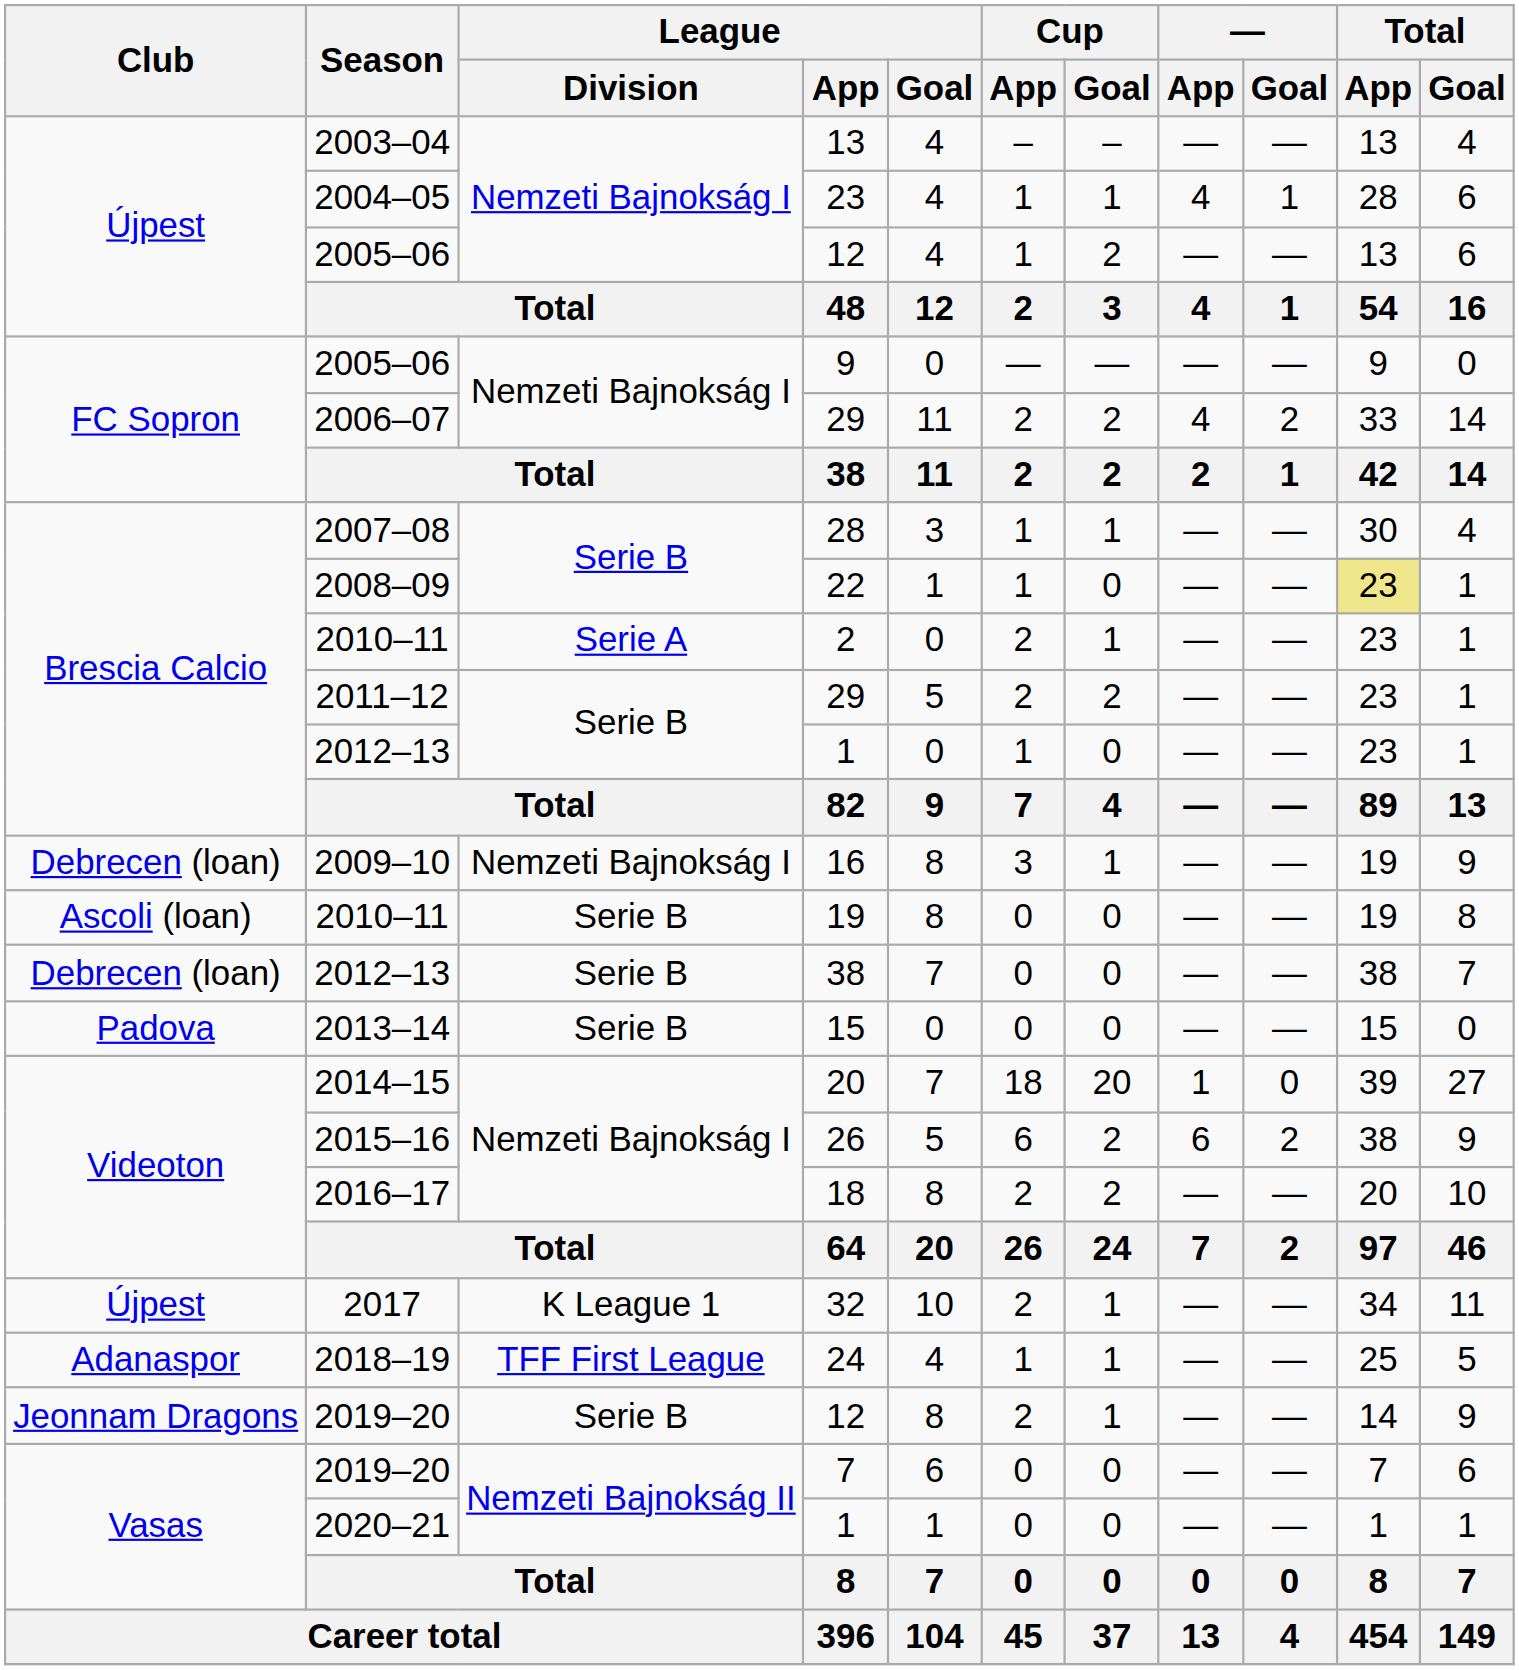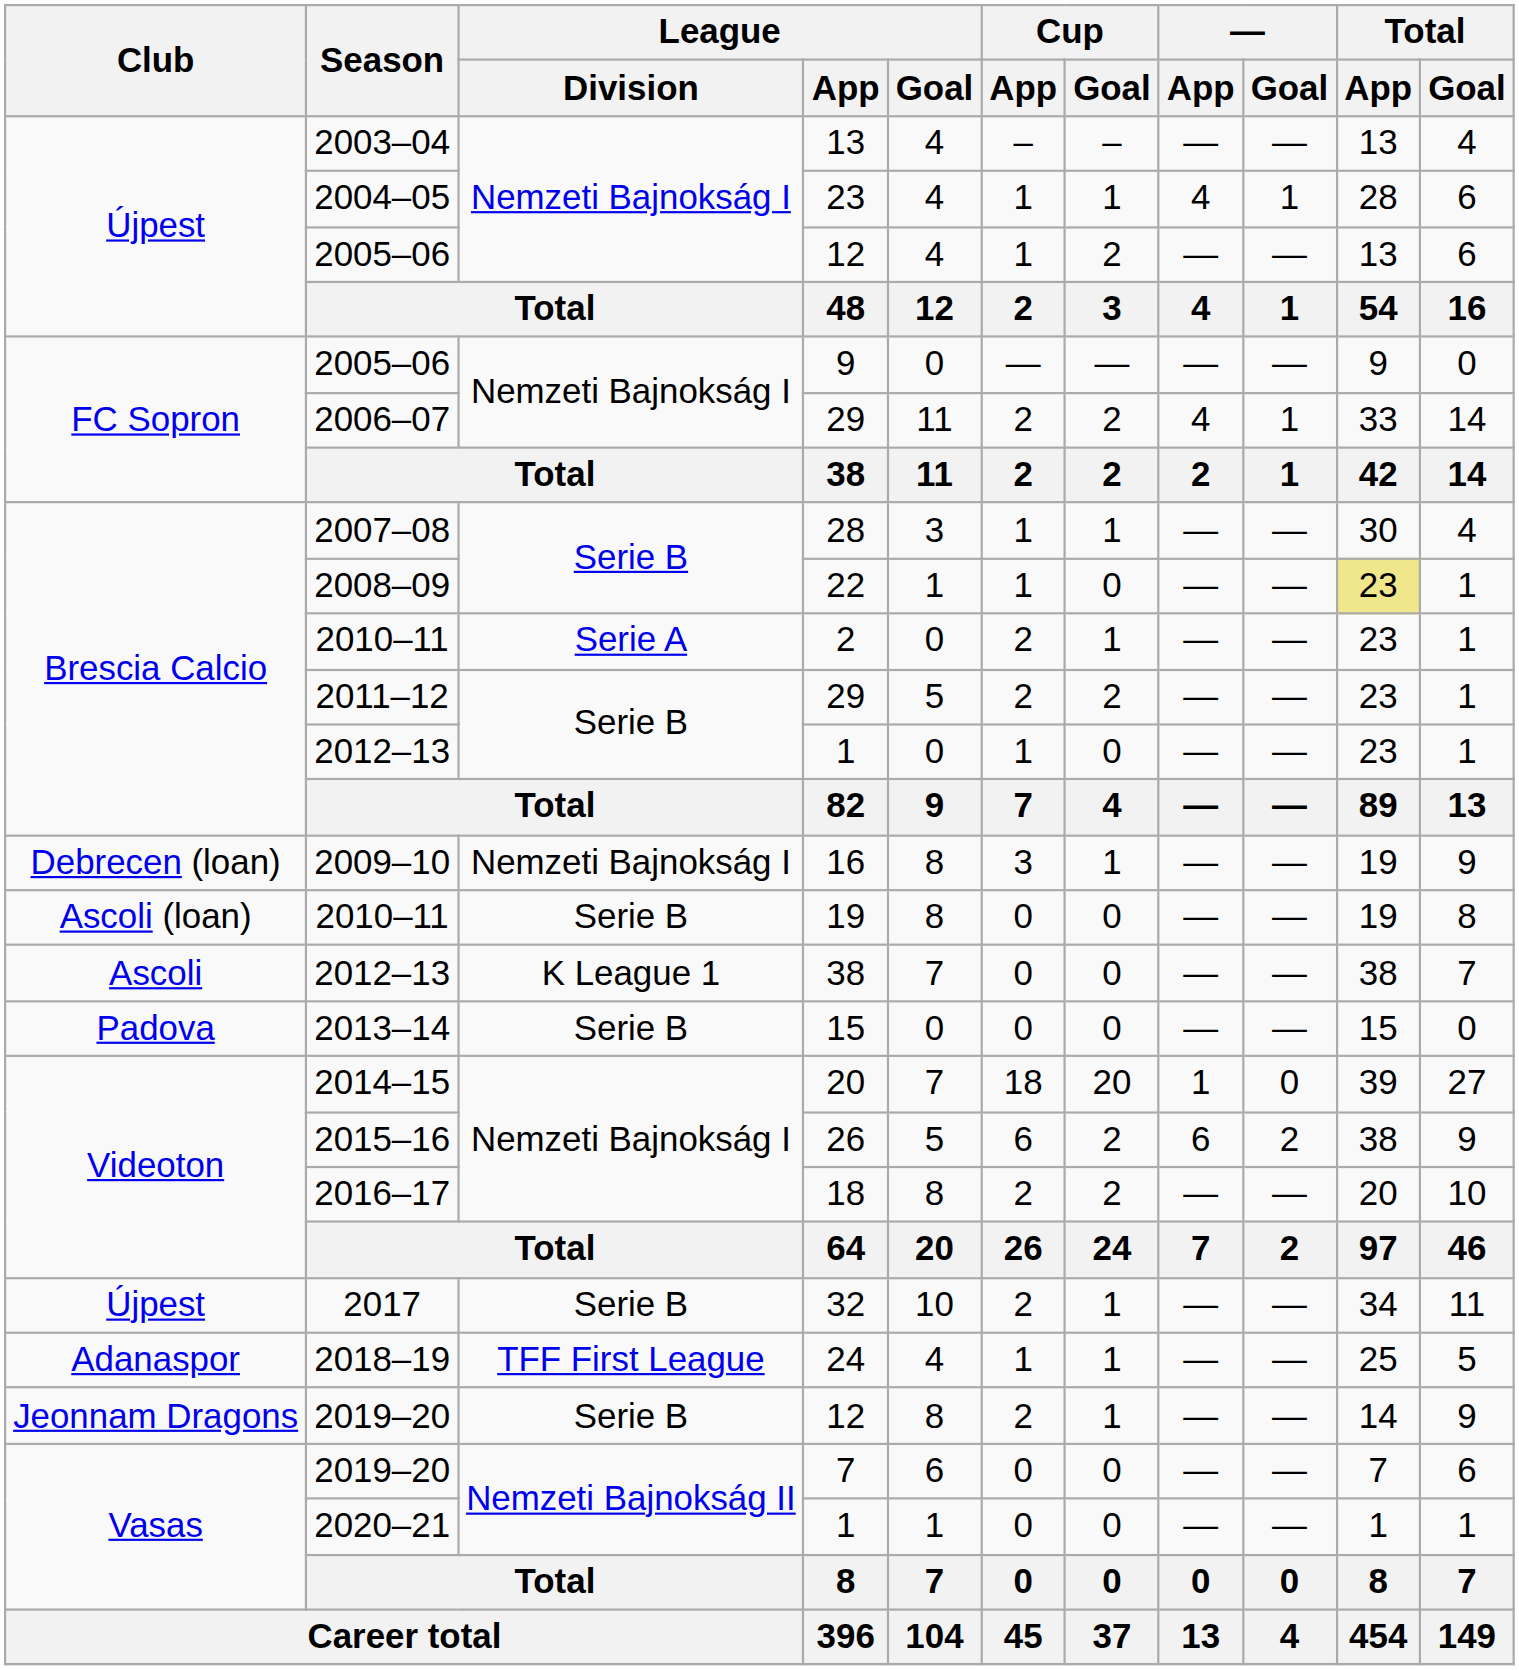(1289, 419) 2 -> (1289, 419) 1
(156, 972) Debrecen (loan) -> (156, 972) Ascoli
(631, 972) Serie B -> (631, 972) K League 1
(631, 1304) K League 1 -> (631, 1304) Serie B
